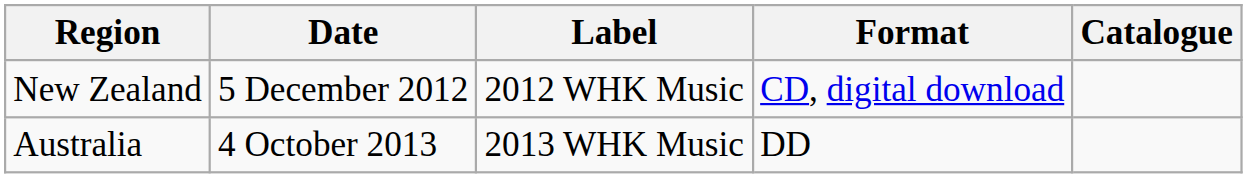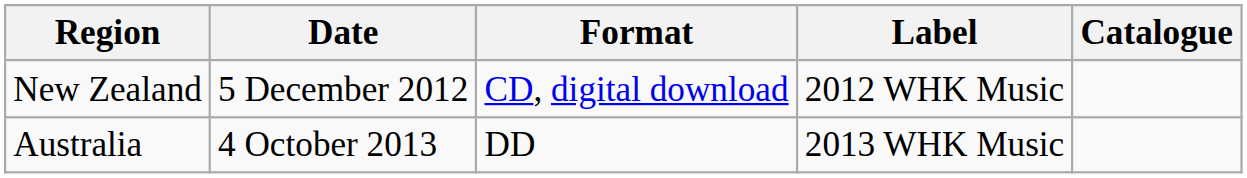columns swapped: (614, 32) <-> (912, 32)
